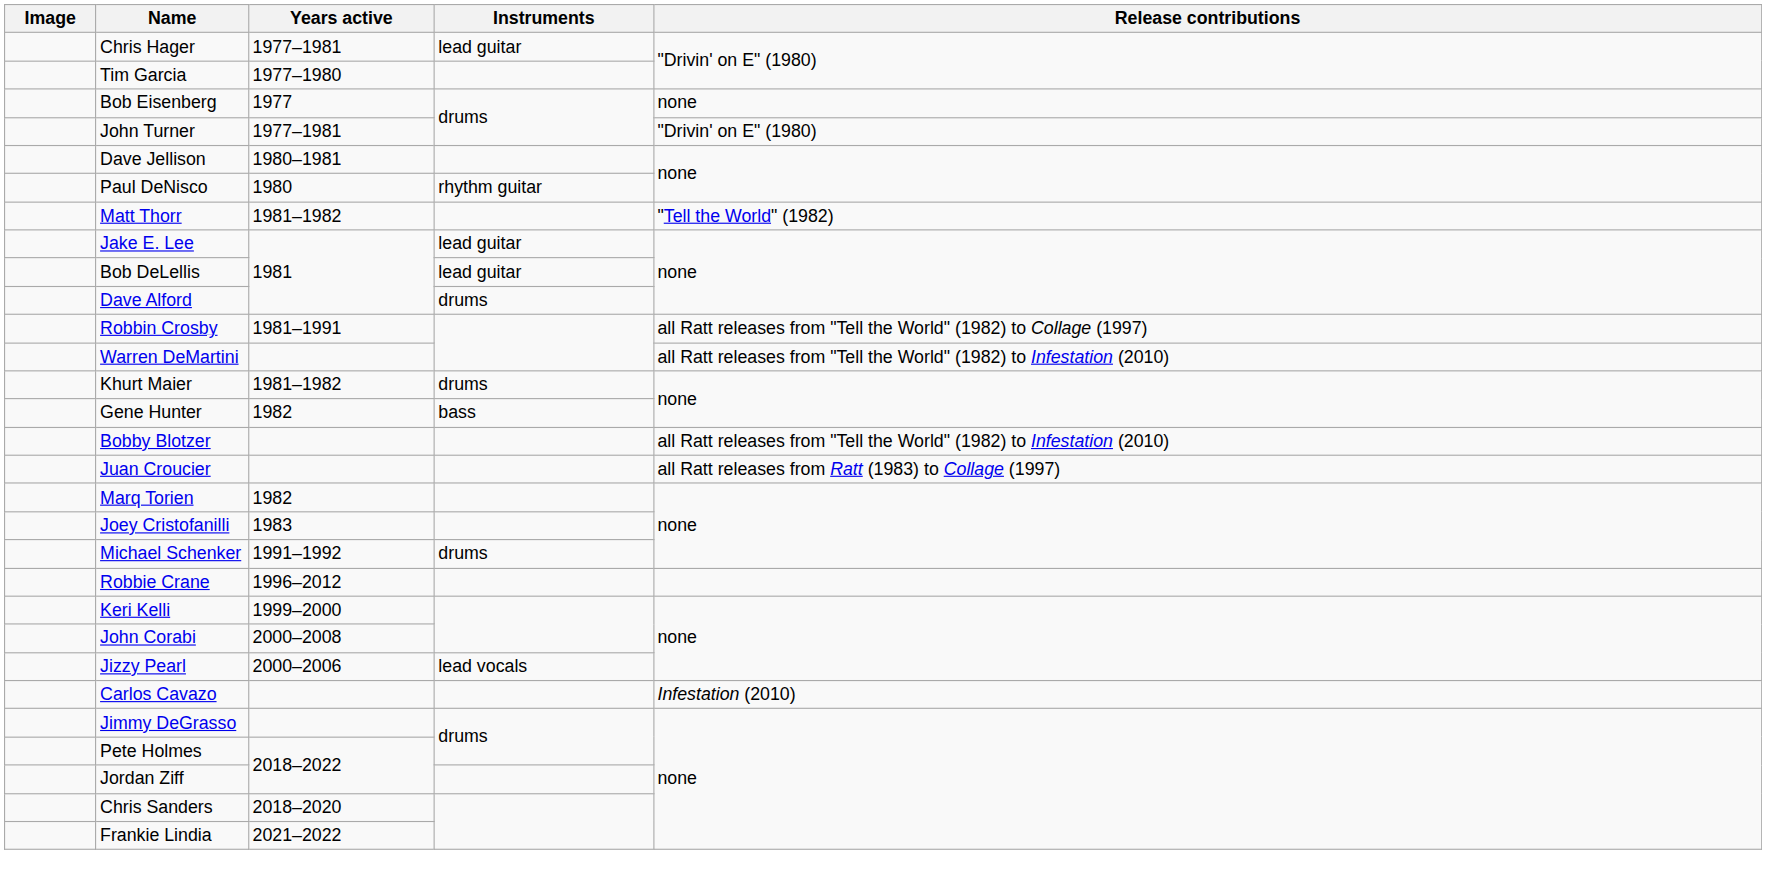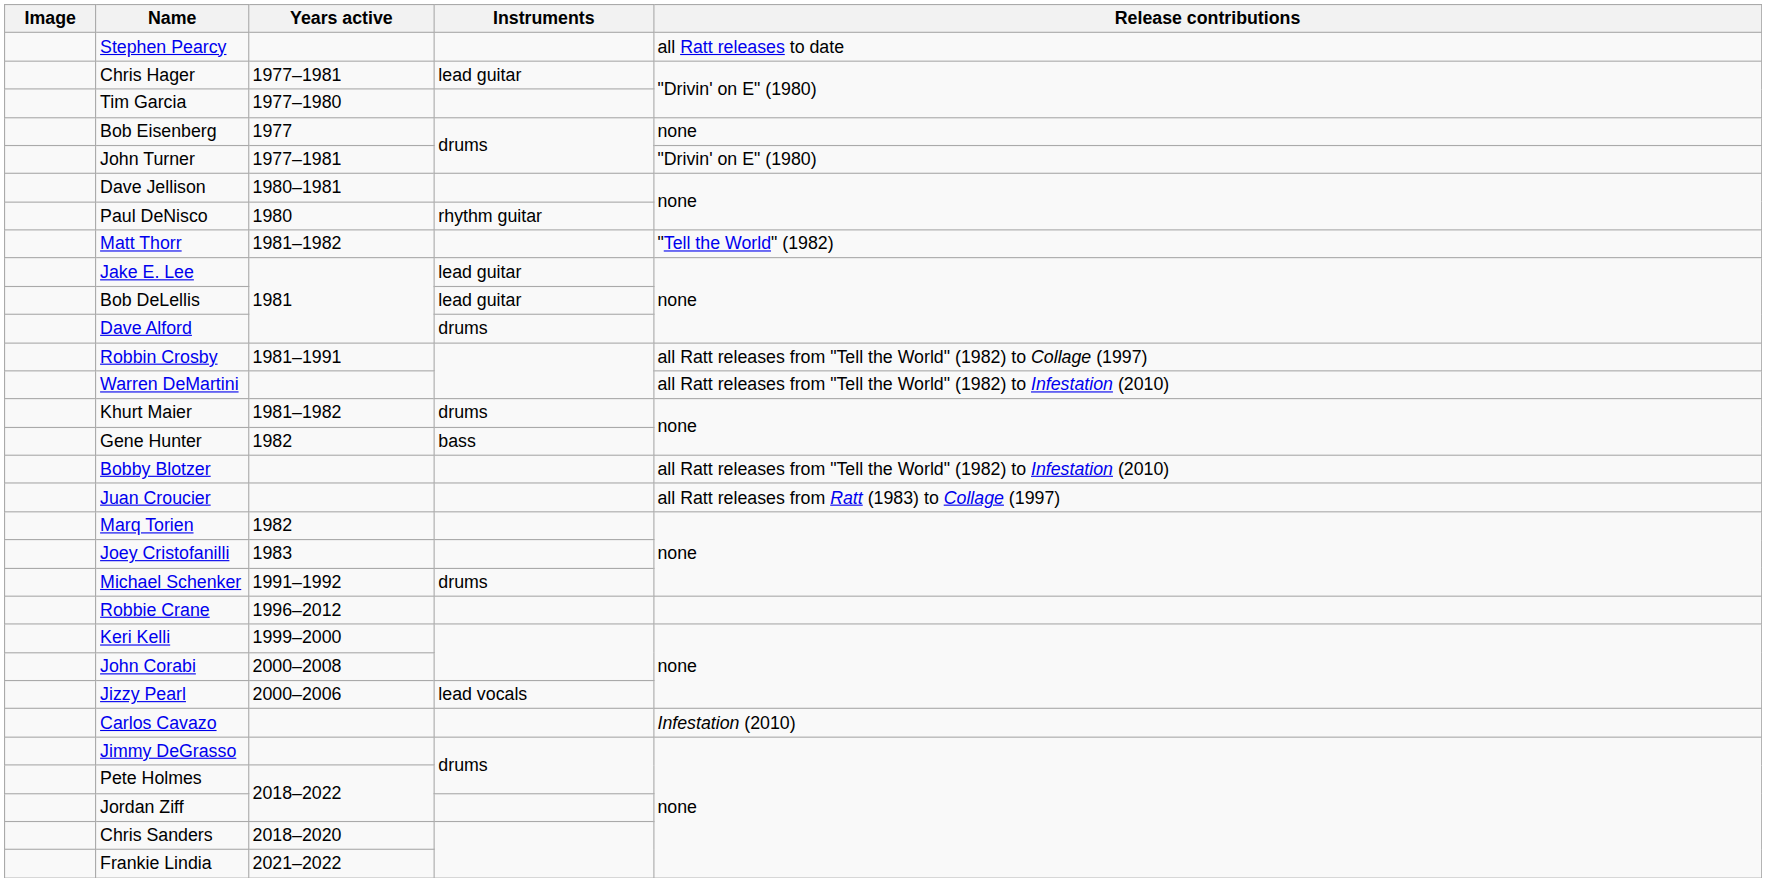+ row: (163, 46)
